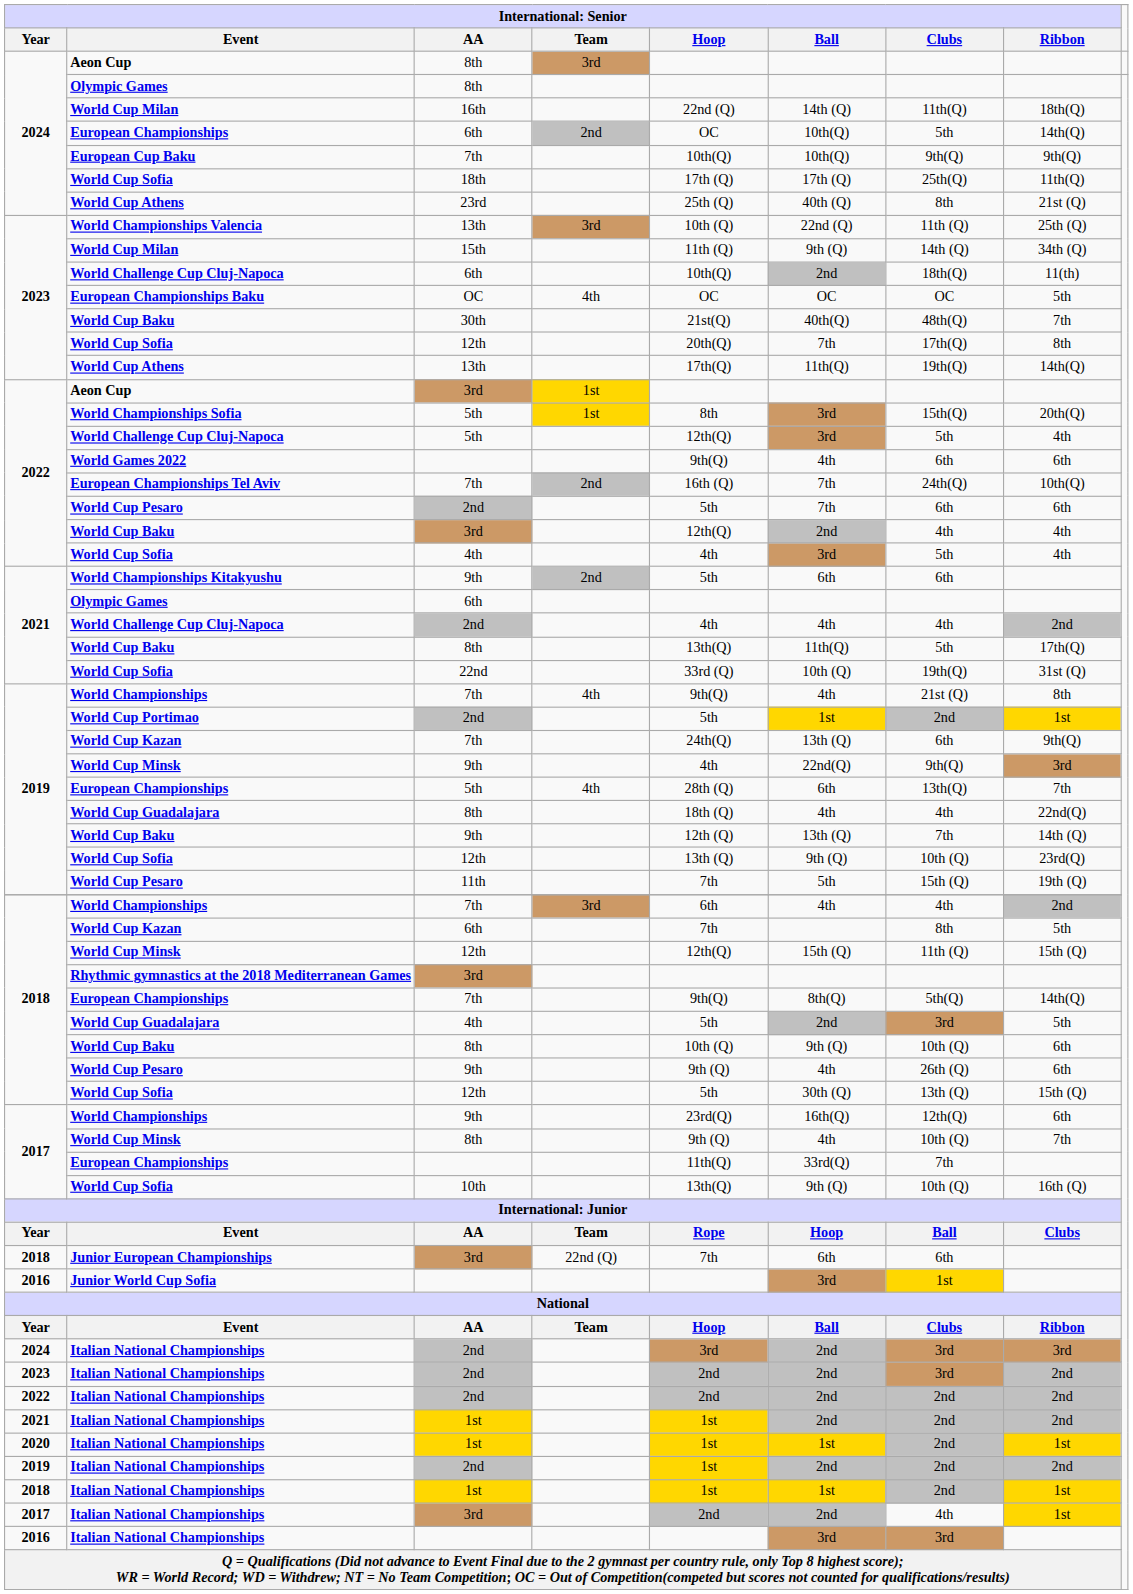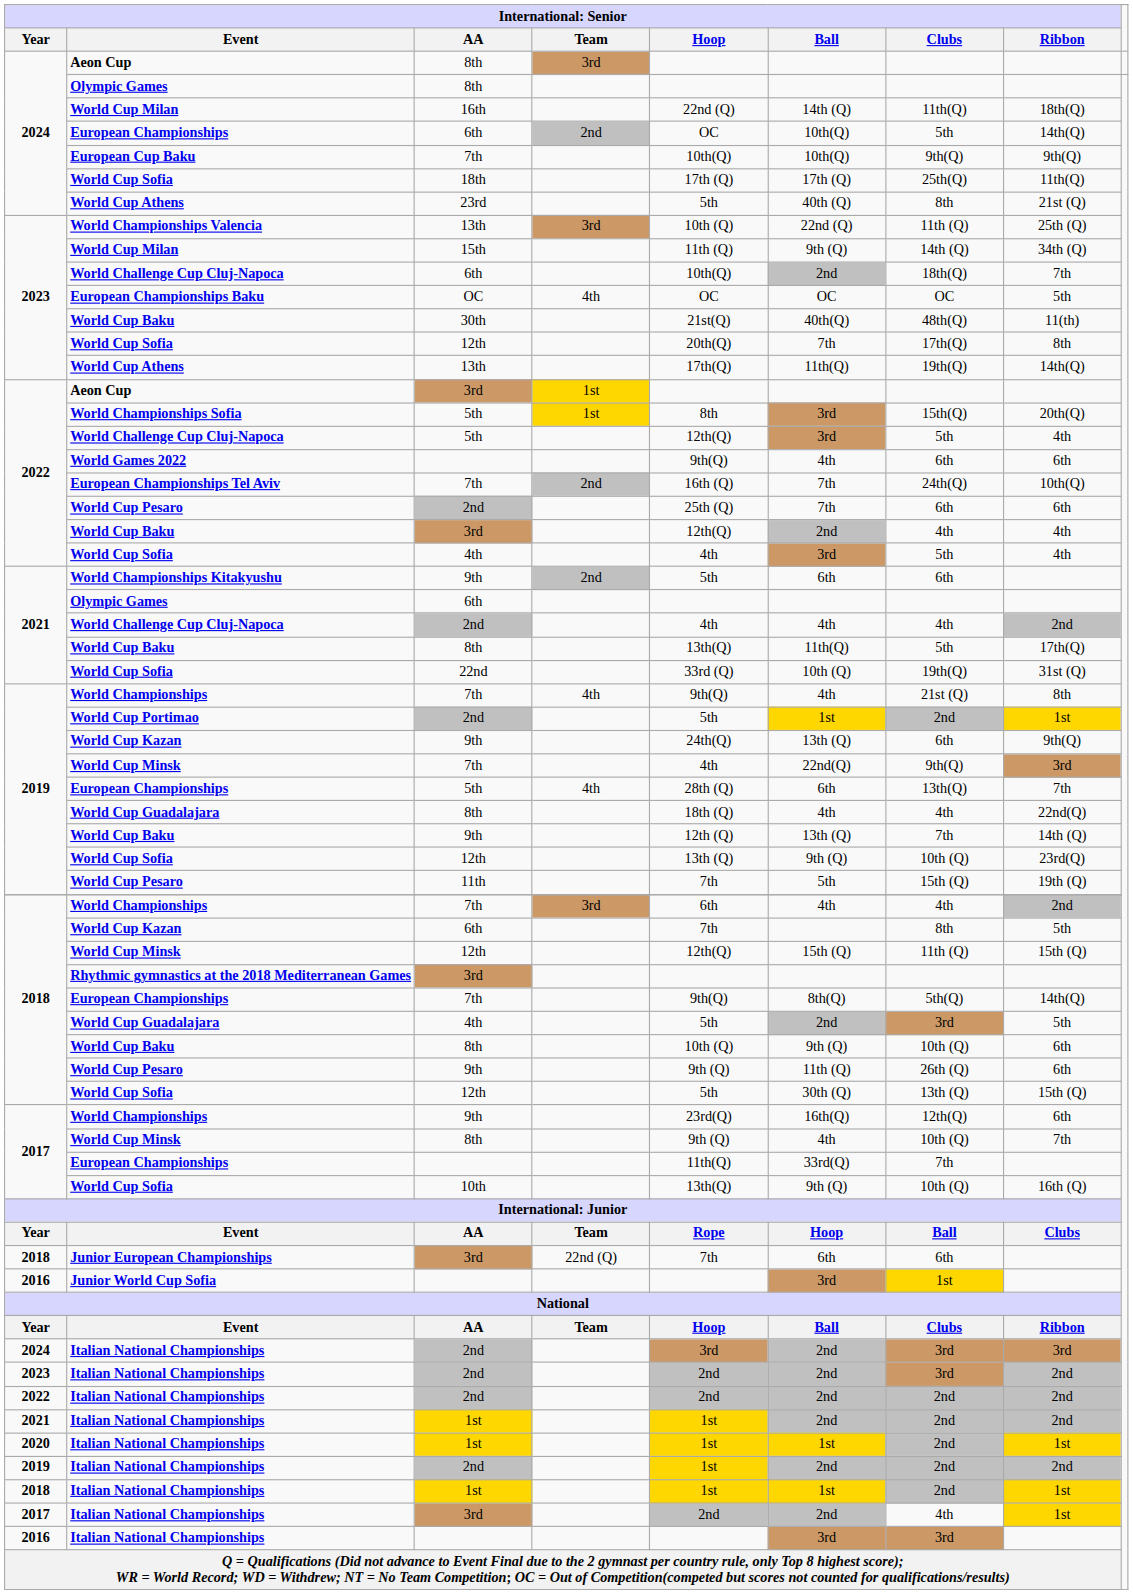(709, 203) 25th (Q) -> (709, 203) 5th
(1062, 273) 11(th) -> (1062, 273) 7th
(1062, 320) 7th -> (1062, 320) 11(th)
(709, 507) 5th -> (709, 507) 25th (Q)
(473, 741) 7th -> (473, 741) 9th
(473, 765) 9th -> (473, 765) 7th
(827, 1069) 4th -> (827, 1069) 11th (Q)
